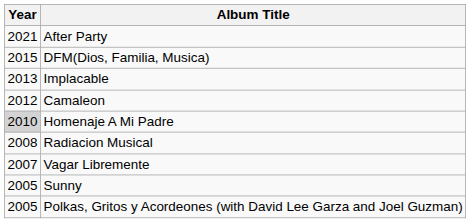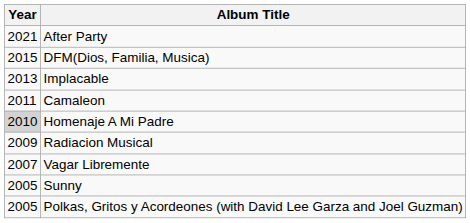(22, 100) 2012 -> (22, 100) 2011
(22, 143) 2008 -> (22, 143) 2009
